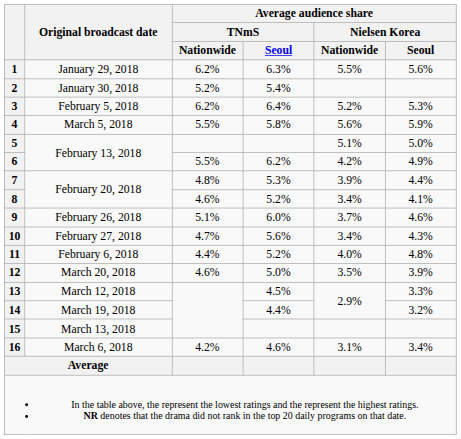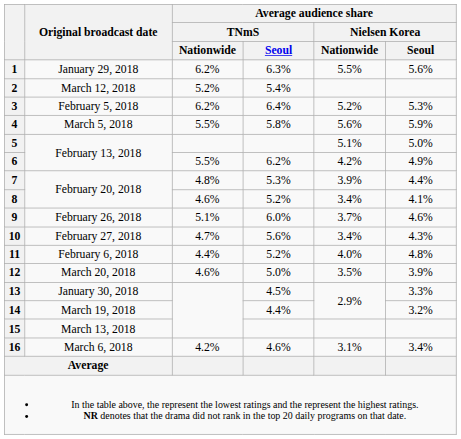(98, 87) January 30, 2018 -> (98, 87) March 12, 2018
(98, 291) March 12, 2018 -> (98, 291) January 30, 2018
